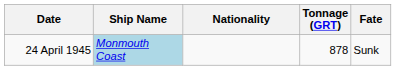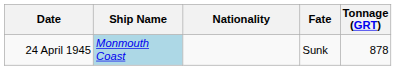columns swapped: (325, 19) <-> (371, 19)
